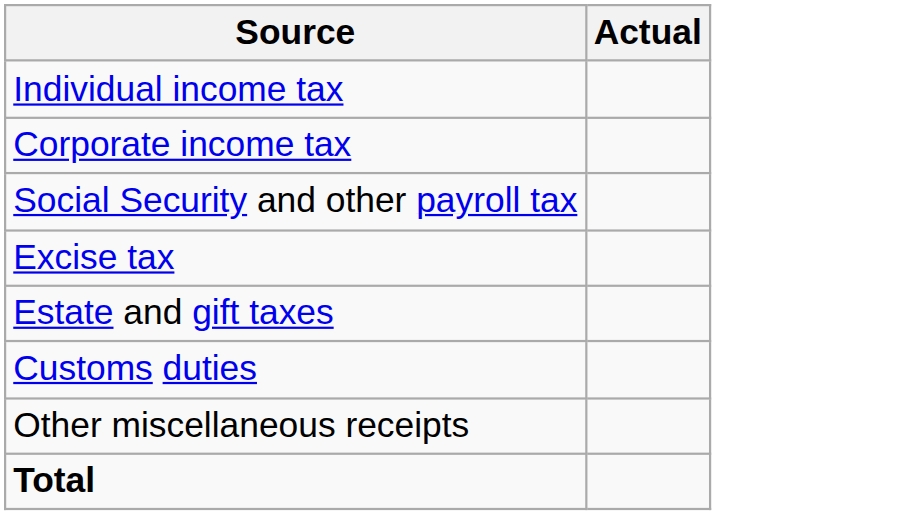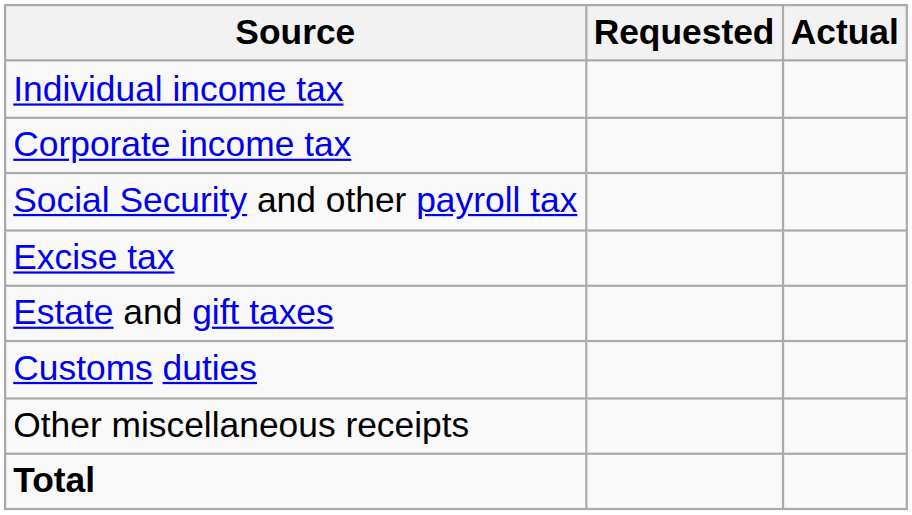+ column: (684, 32)
